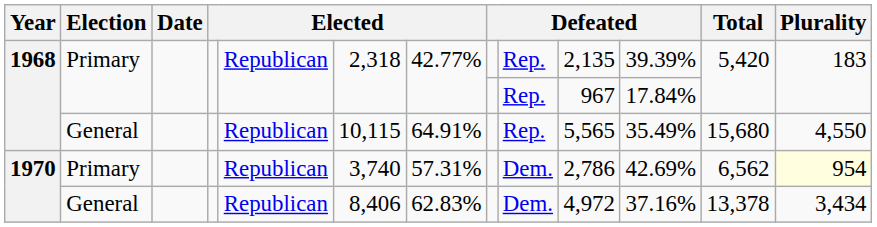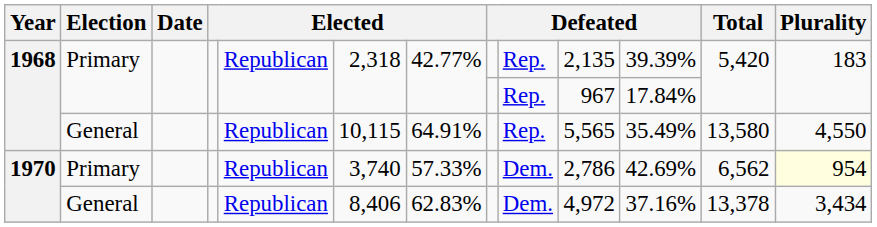(738, 131) 15,680 -> (738, 131) 13,580
(446, 167) 57.31% -> (446, 167) 57.33%
